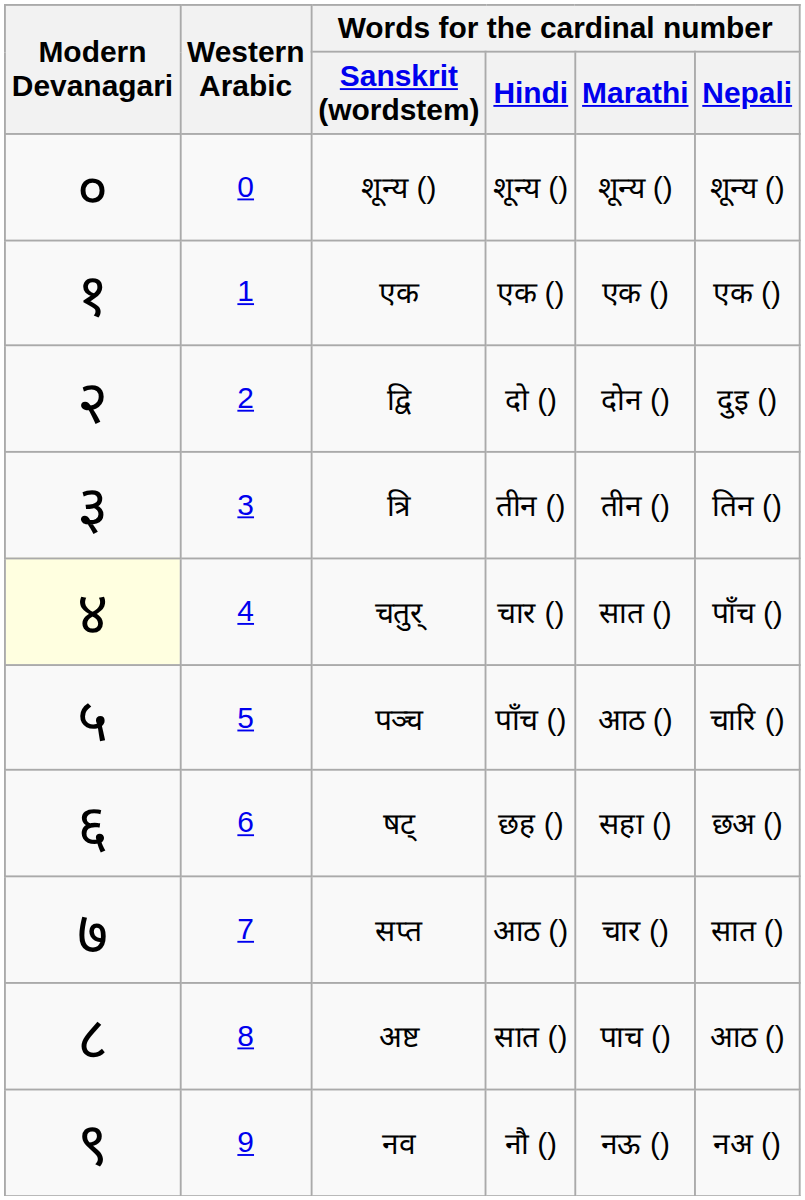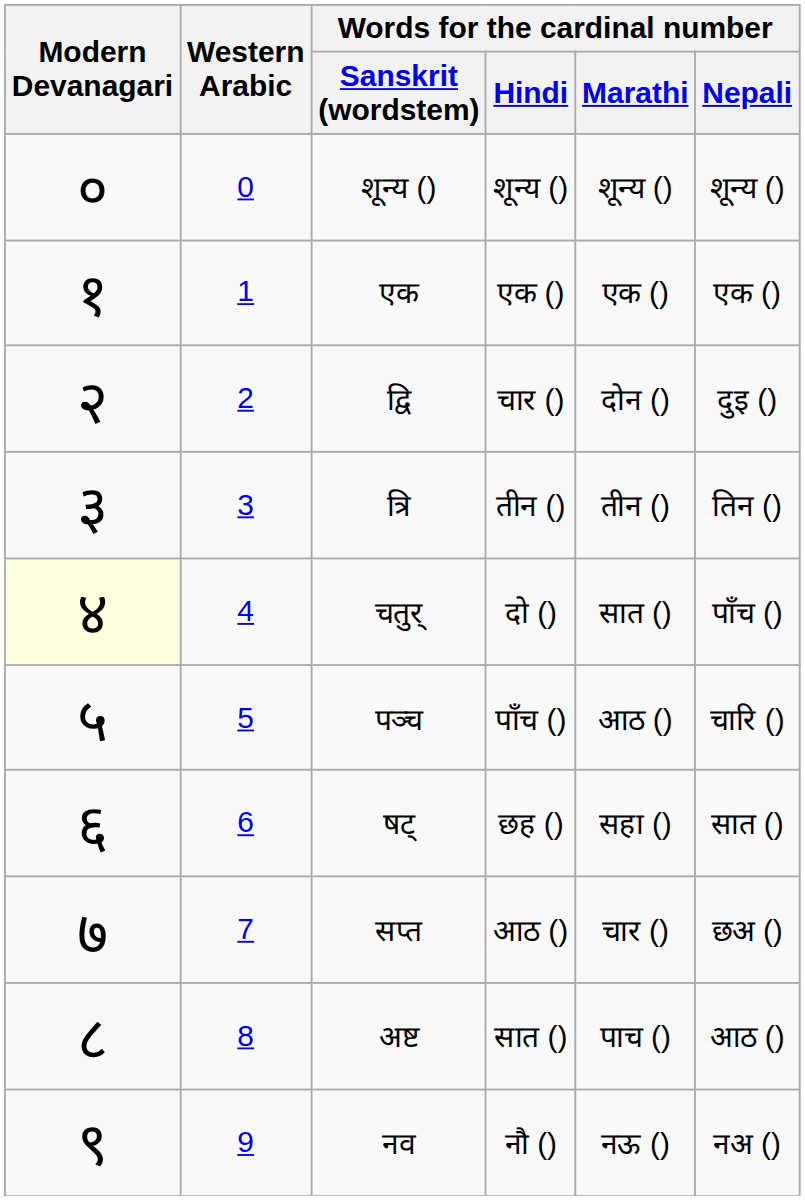(531, 400) दो () -> (531, 400) चार ()
(531, 612) चार () -> (531, 612) दो ()
(747, 825) छअ () -> (747, 825) सात ()
(747, 931) सात () -> (747, 931) छअ ()
